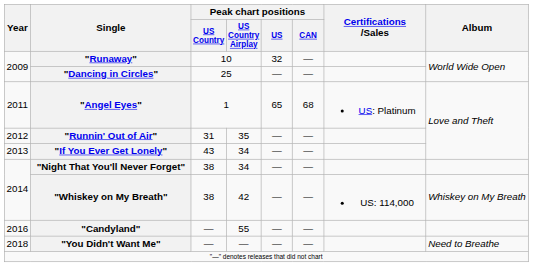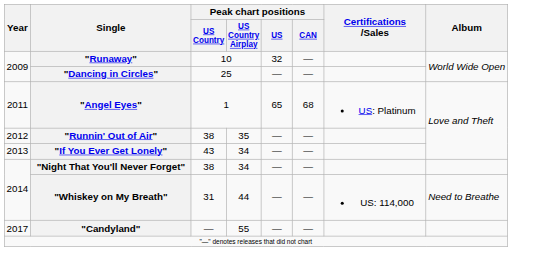(209, 135) 31 -> (209, 135) 38
(209, 197) 38 -> (209, 197) 31
(244, 197) 42 -> (244, 197) 44
(477, 197) Whiskey on My Breath -> (464, 197) Need to Breathe
(17, 228) 2016 -> (17, 228) 2017
- row: (111, 243)
